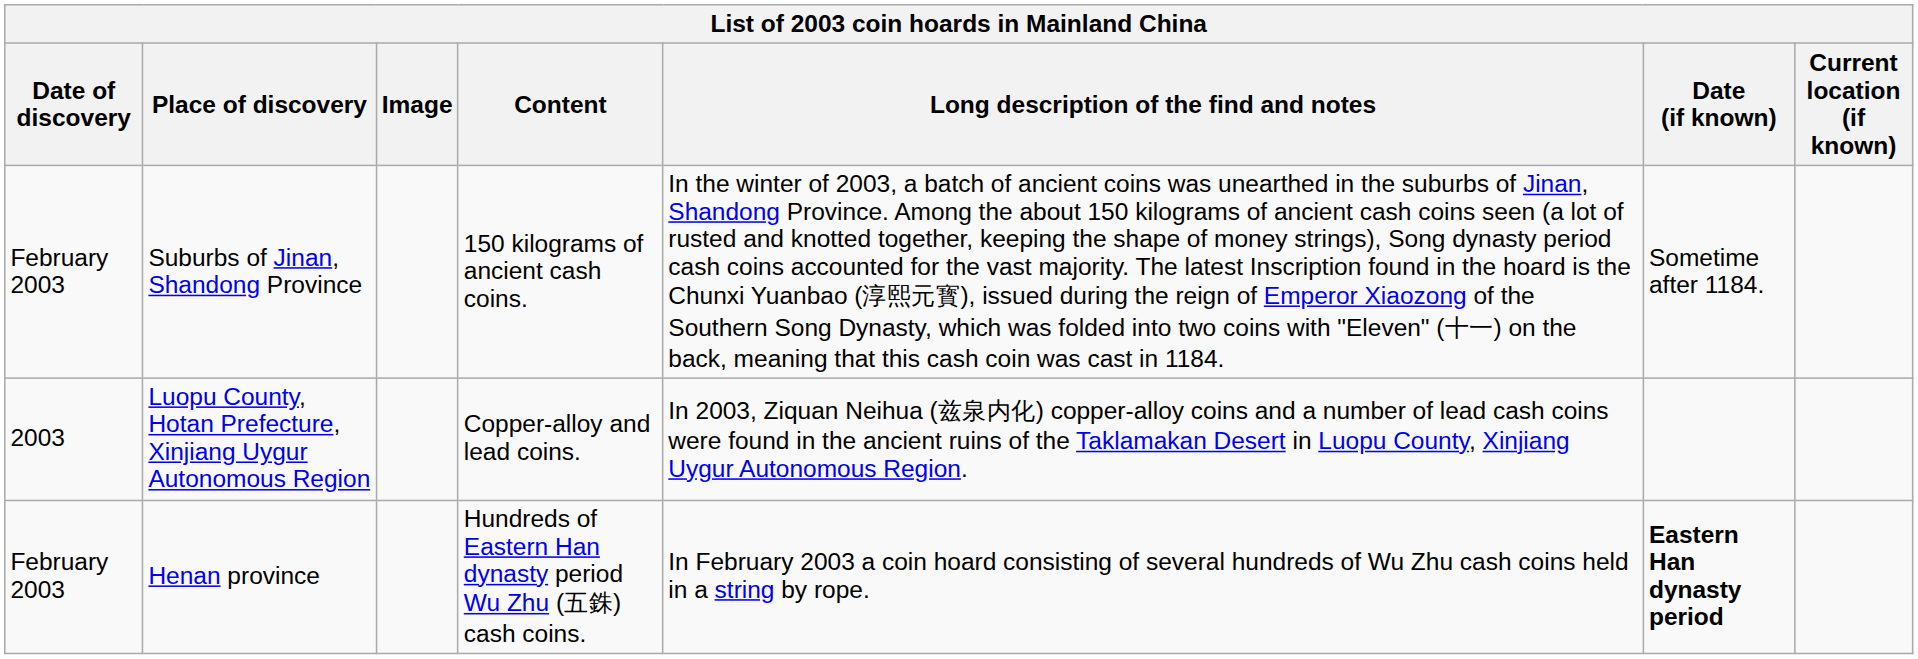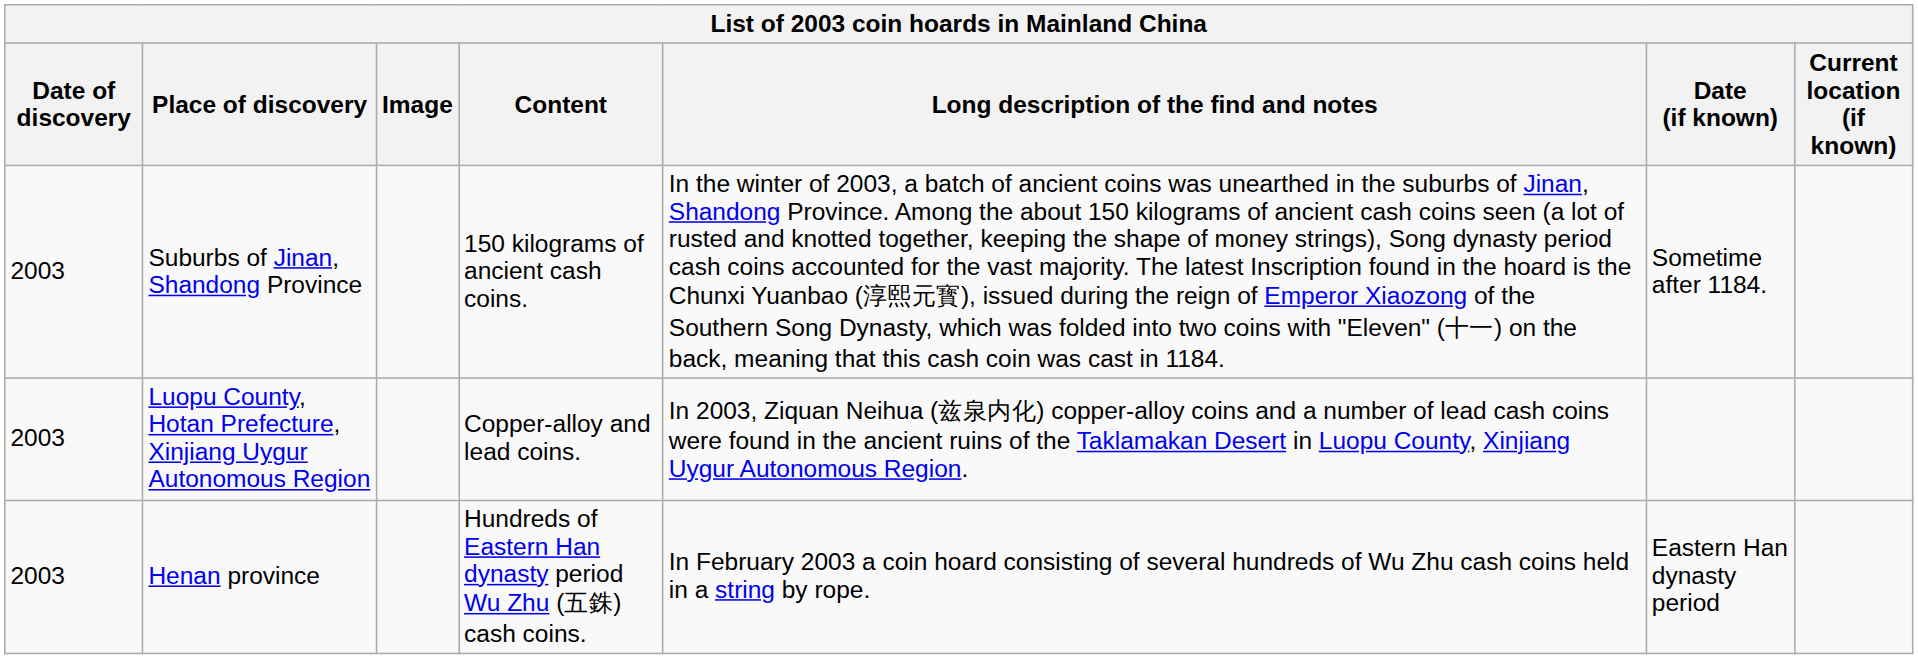(59, 271) February 2003 -> (38, 271) 2003
(59, 576) February 2003 -> (38, 576) 2003
(1695, 576) bold -> (1720, 576) normal
